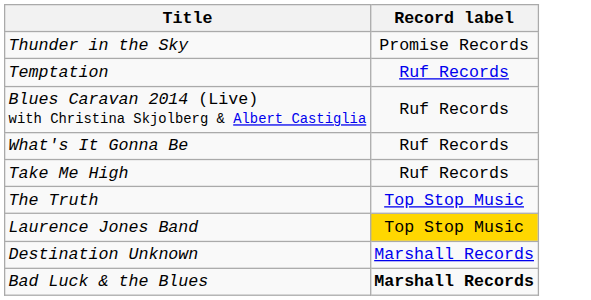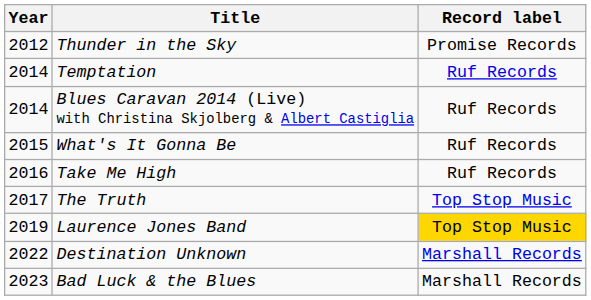+ column: (29, 18)
(454, 281) bold -> (502, 281) normal
